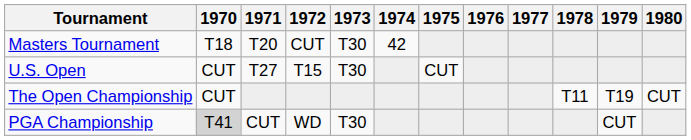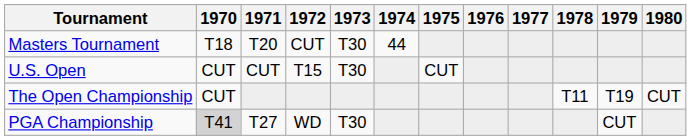(397, 44) 42 -> (397, 44) 44
(263, 70) T27 -> (263, 70) CUT
(263, 123) CUT -> (263, 123) T27
